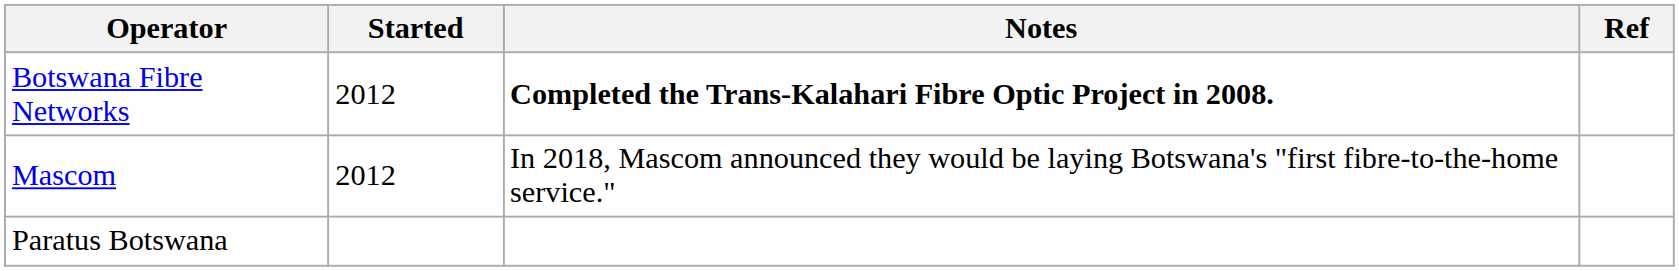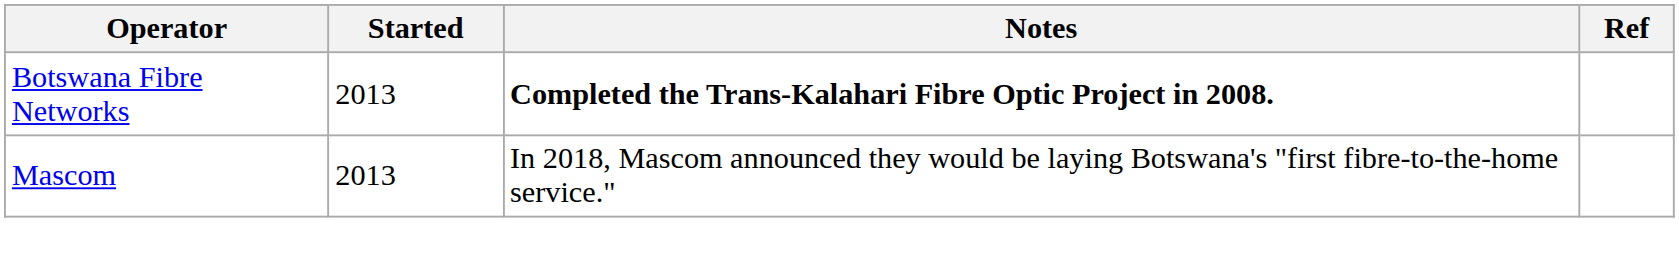(366, 93) 2012 -> (366, 93) 2013
(366, 175) 2012 -> (366, 175) 2013
- row: (120, 240)
